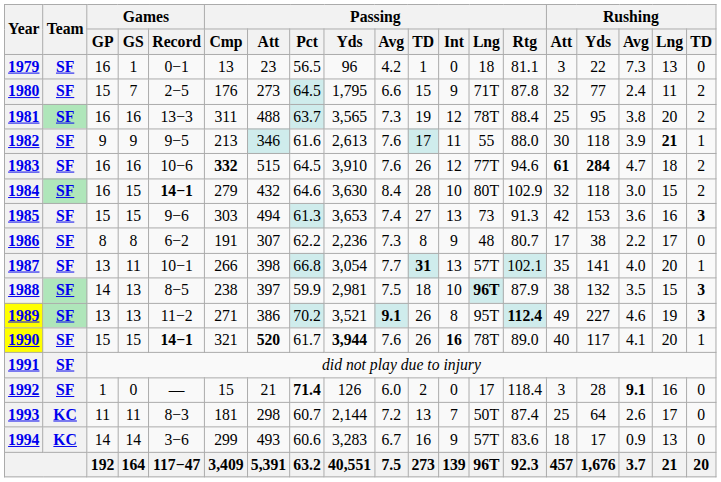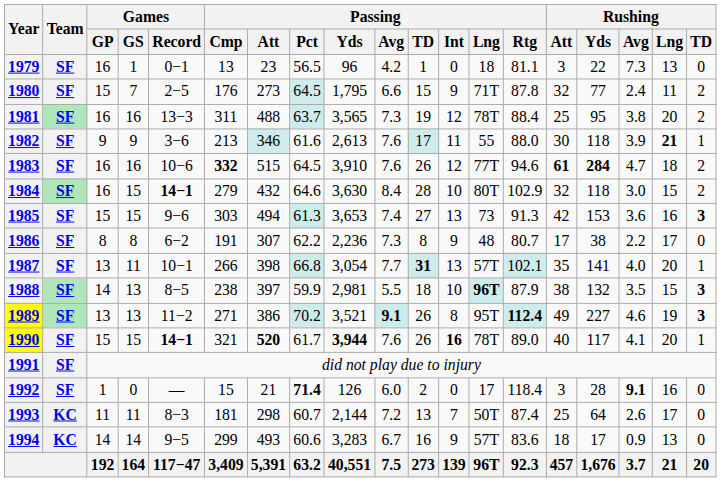(177, 141) 9−5 -> (177, 141) 3−6
(391, 290) 7.5 -> (391, 290) 5.5
(177, 439) 3−6 -> (177, 439) 9−5
